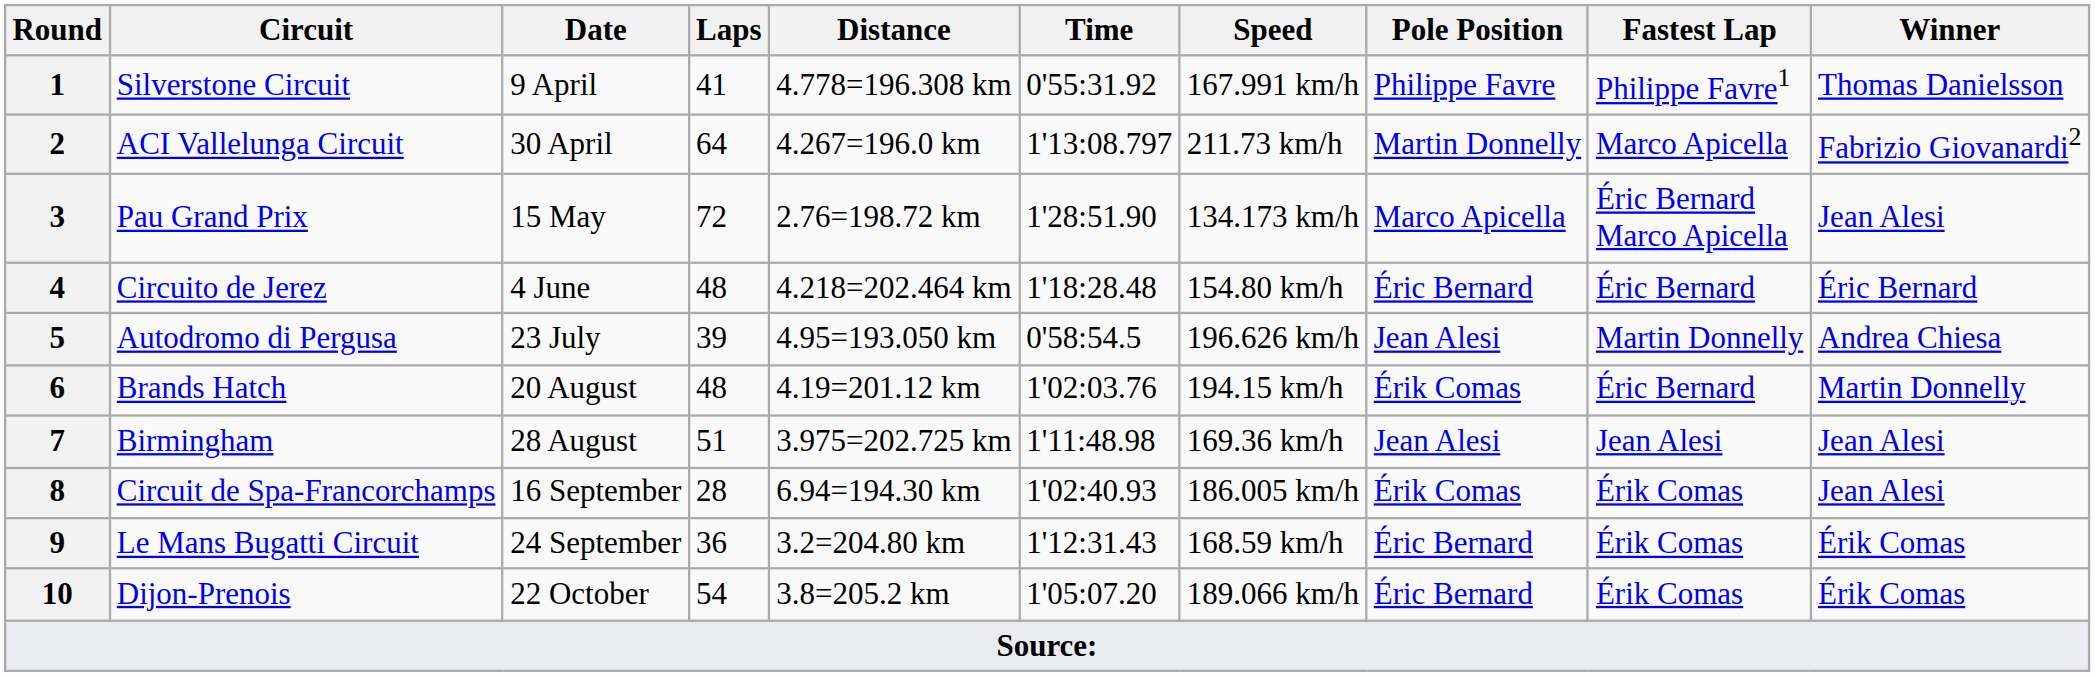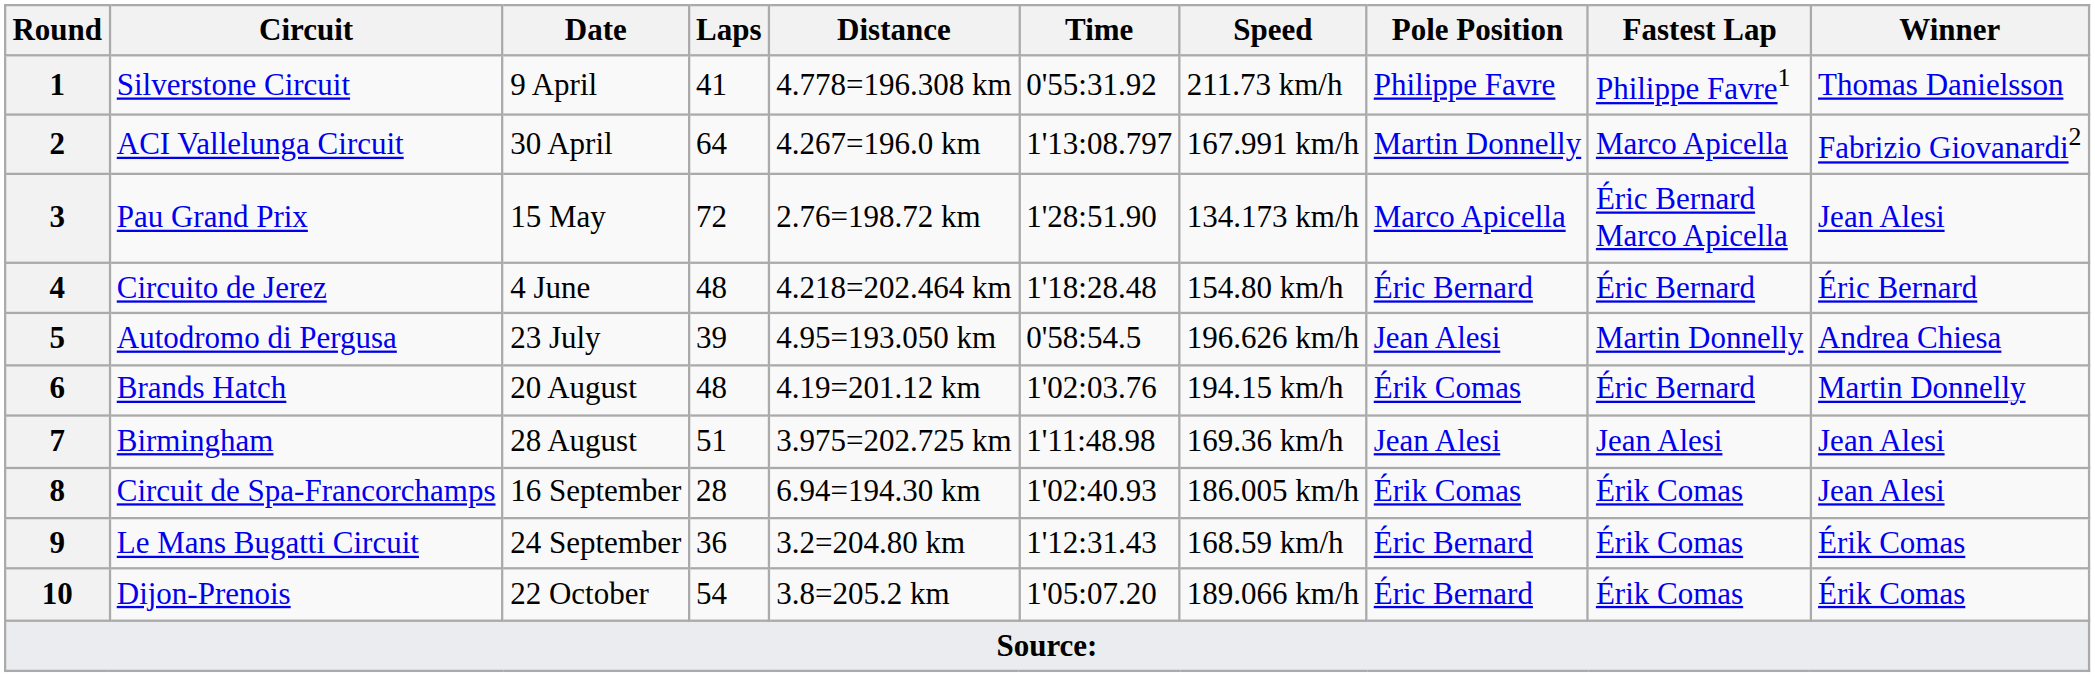(1273, 84) 167.991 km/h -> (1265, 84) 211.73 km/h
(1265, 144) 211.73 km/h -> (1273, 144) 167.991 km/h
